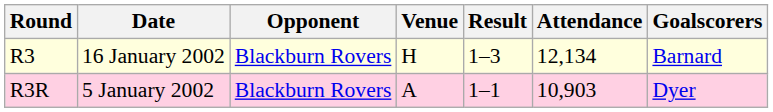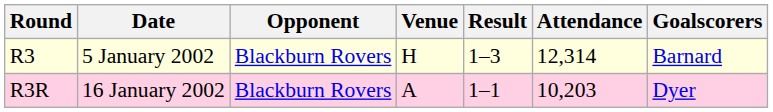(153, 55) 16 January 2002 -> (148, 55) 5 January 2002
(567, 55) 12,134 -> (567, 55) 12,314
(148, 90) 5 January 2002 -> (153, 90) 16 January 2002
(567, 90) 10,903 -> (567, 90) 10,203
